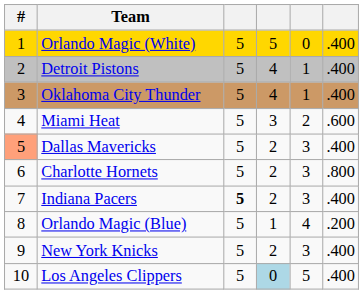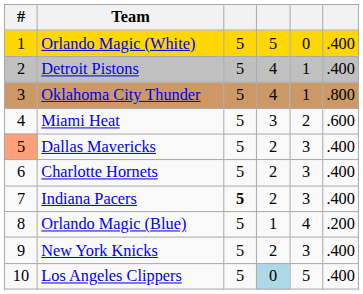(341, 95) .400 -> (341, 95) .800
(341, 172) .800 -> (341, 172) .400
